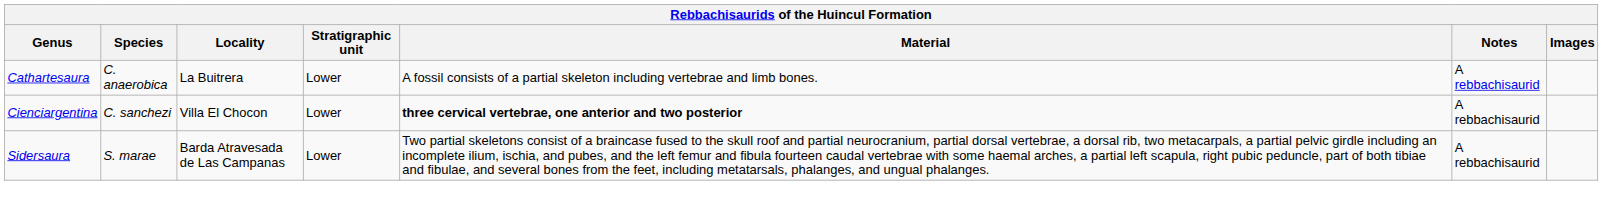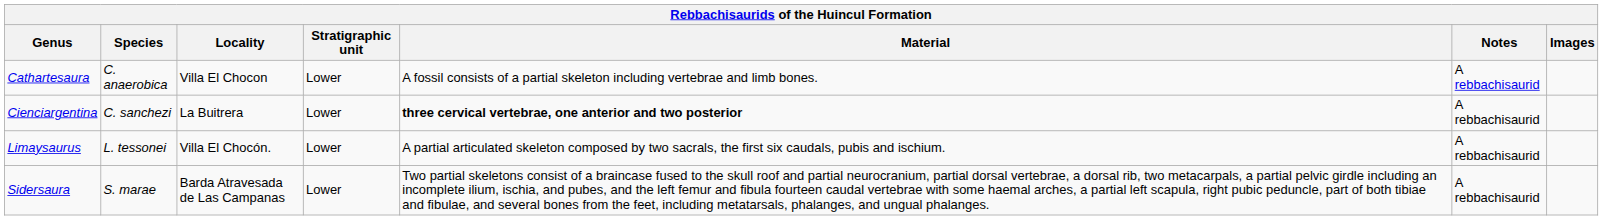(211, 77) La Buitrera -> (224, 77) Villa El Chocon
(224, 112) Villa El Chocon -> (211, 112) La Buitrera
+ row: (44, 148)
